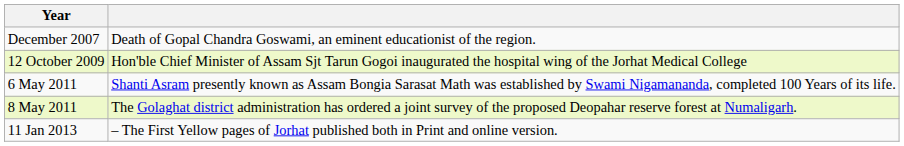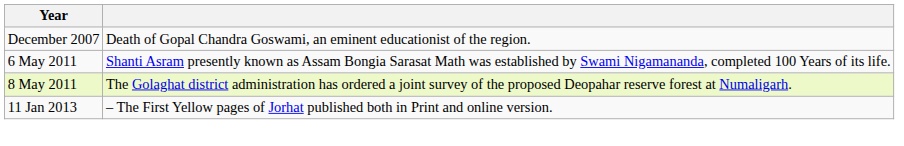- row: (56, 61)
